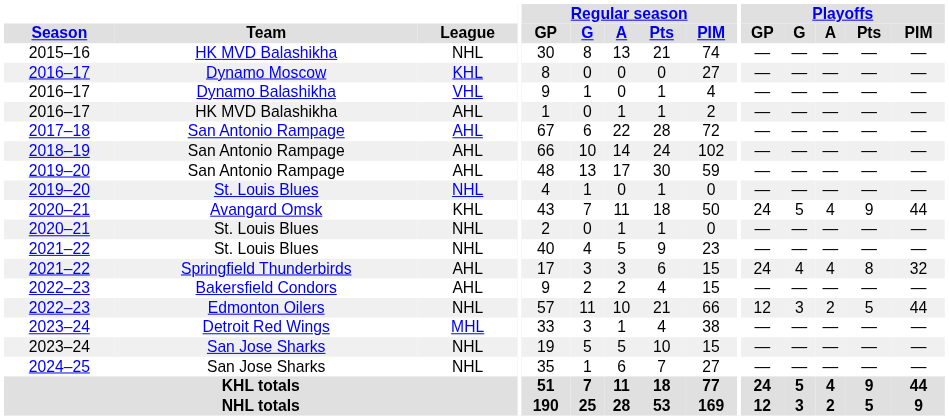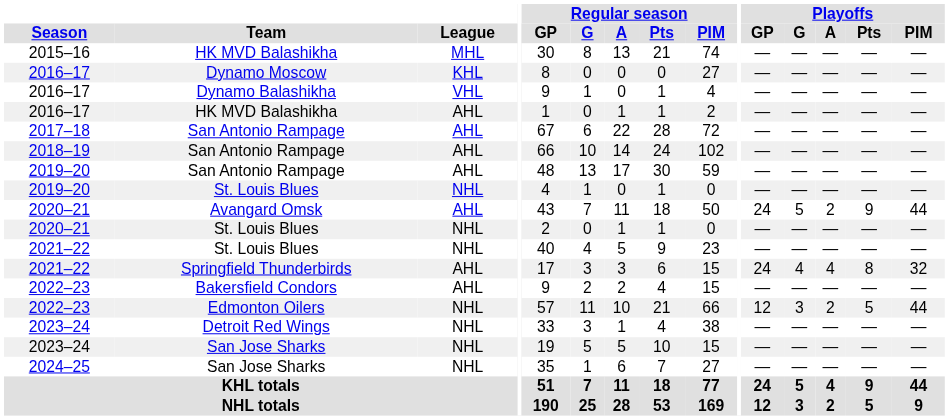(468, 53) NHL -> (468, 53) MHL
(468, 209) KHL -> (468, 209) AHL
(830, 209) 4 -> (830, 209) 2
(468, 327) MHL -> (468, 327) NHL
